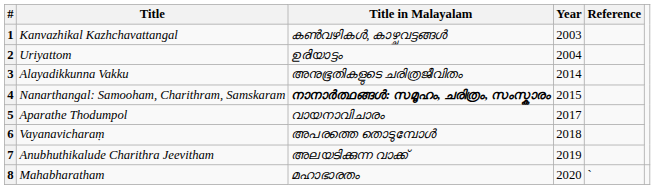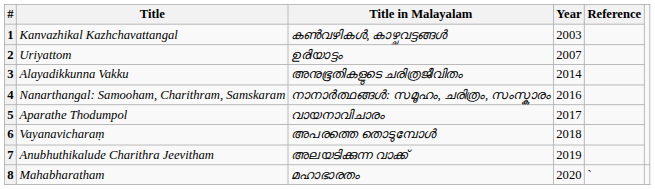(569, 54) 2004 -> (569, 54) 2007
(421, 94) bold -> (421, 94) normal
(569, 94) 2015 -> (569, 94) 2016
